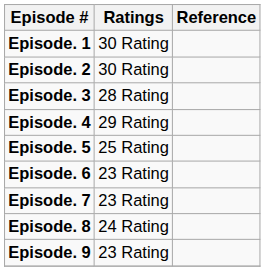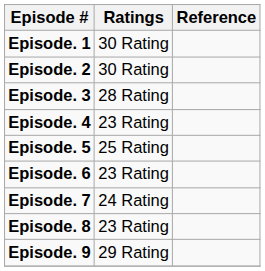(134, 122) 29 Rating -> (134, 122) 23 Rating
(134, 200) 23 Rating -> (134, 200) 24 Rating
(134, 226) 24 Rating -> (134, 226) 23 Rating
(134, 252) 23 Rating -> (134, 252) 29 Rating
